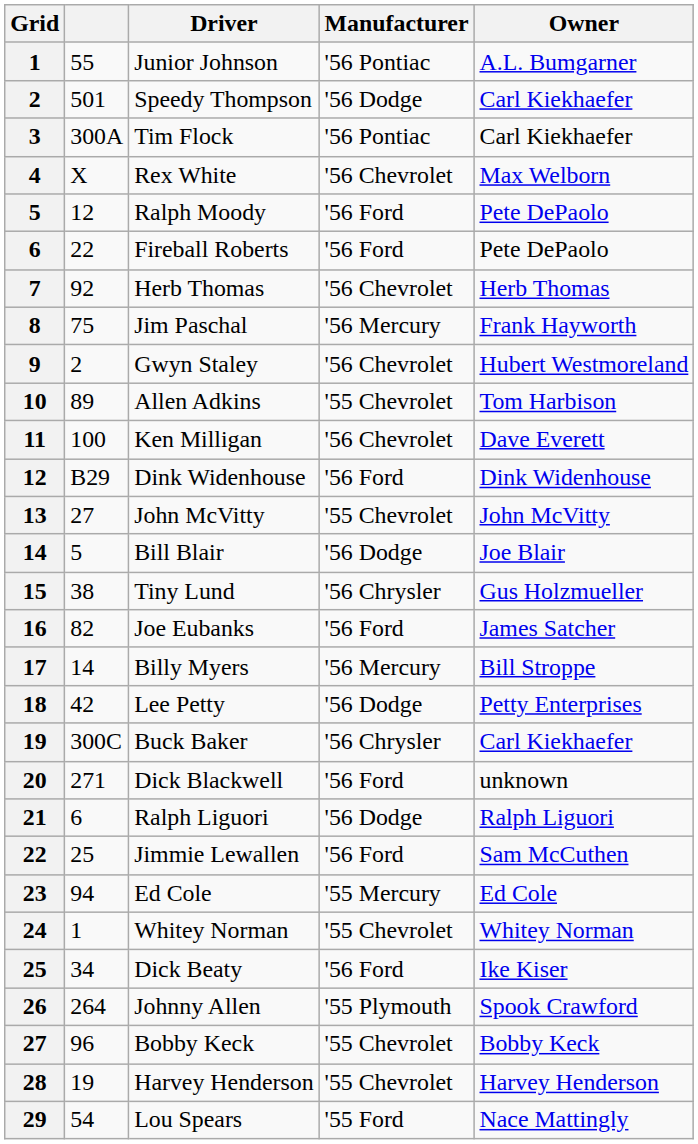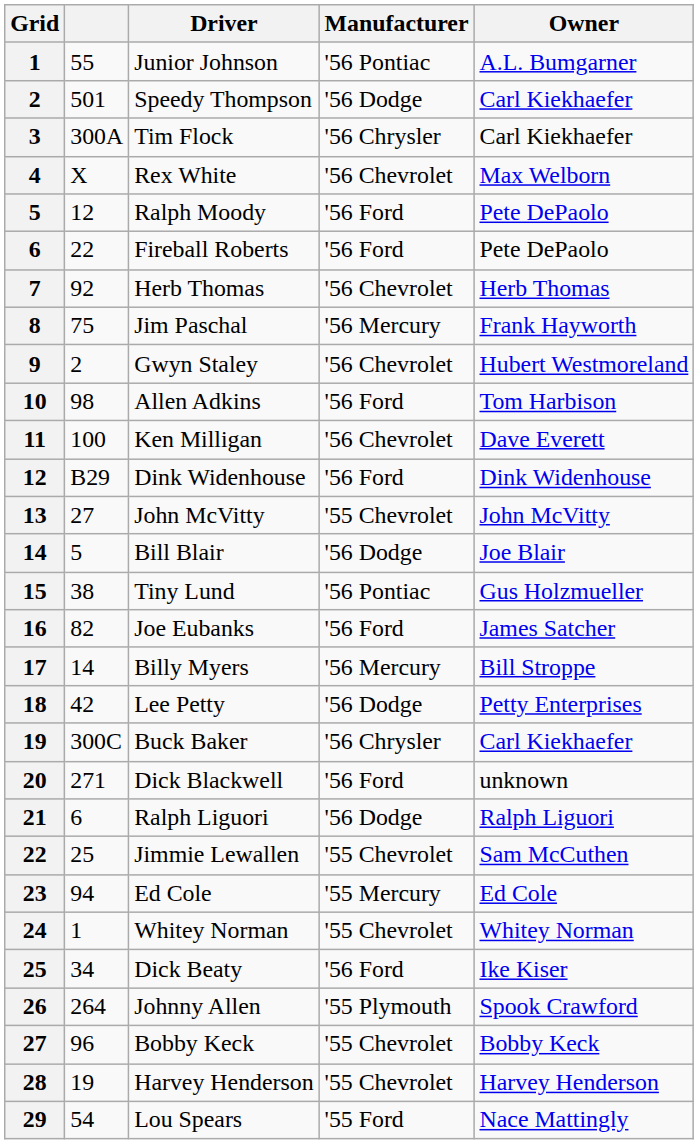(377, 136) '56 Pontiac -> (383, 136) '56 Chrysler
(82, 401) 89 -> (82, 401) 98
(389, 401) '55 Chevrolet -> (364, 401) '56 Ford
(383, 590) '56 Chrysler -> (377, 590) '56 Pontiac
(364, 855) '56 Ford -> (389, 855) '55 Chevrolet
